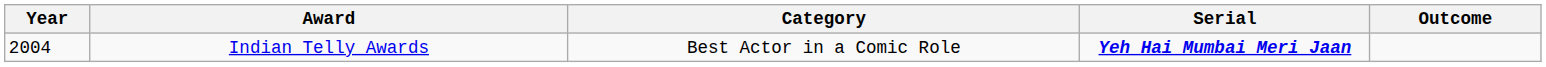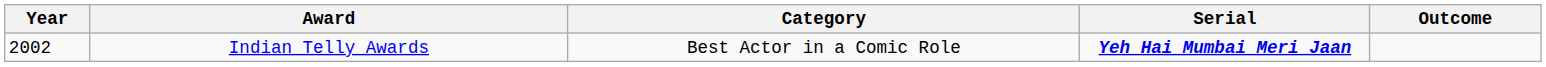(30, 48) 2004 -> (30, 48) 2002
